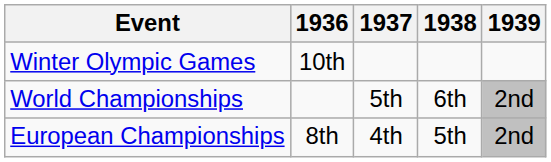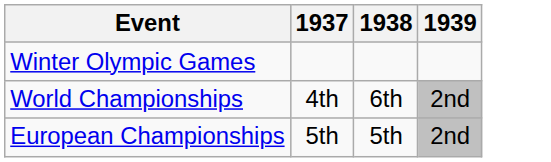- column: (322, 23)
(386, 99) 5th -> (322, 99) 4th
(386, 136) 4th -> (322, 136) 5th
